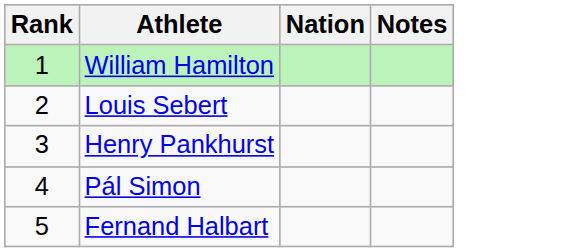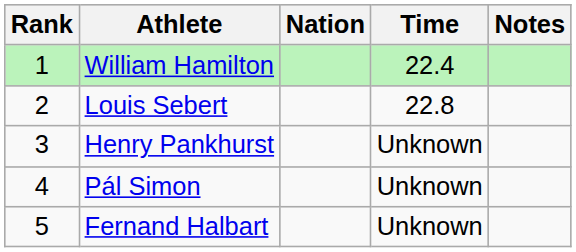+ column: (430, 24)
